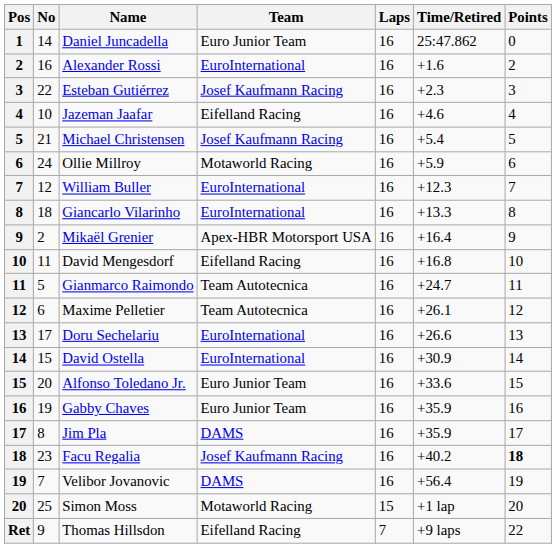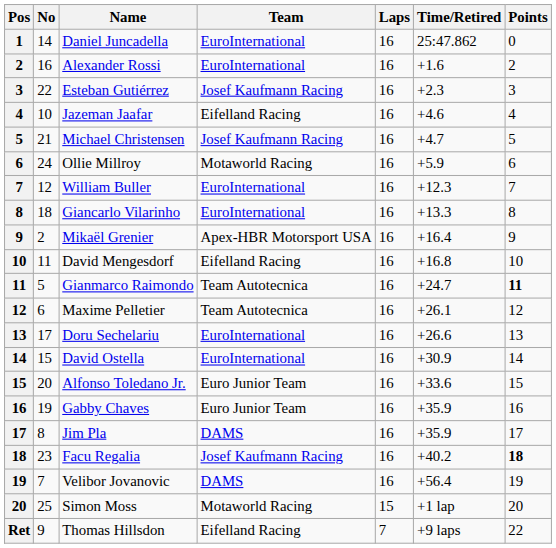(253, 41) Euro Junior Team -> (253, 41) EuroInternational
(430, 139) +5.4 -> (430, 139) +4.7
(515, 286) normal -> (515, 286) bold
